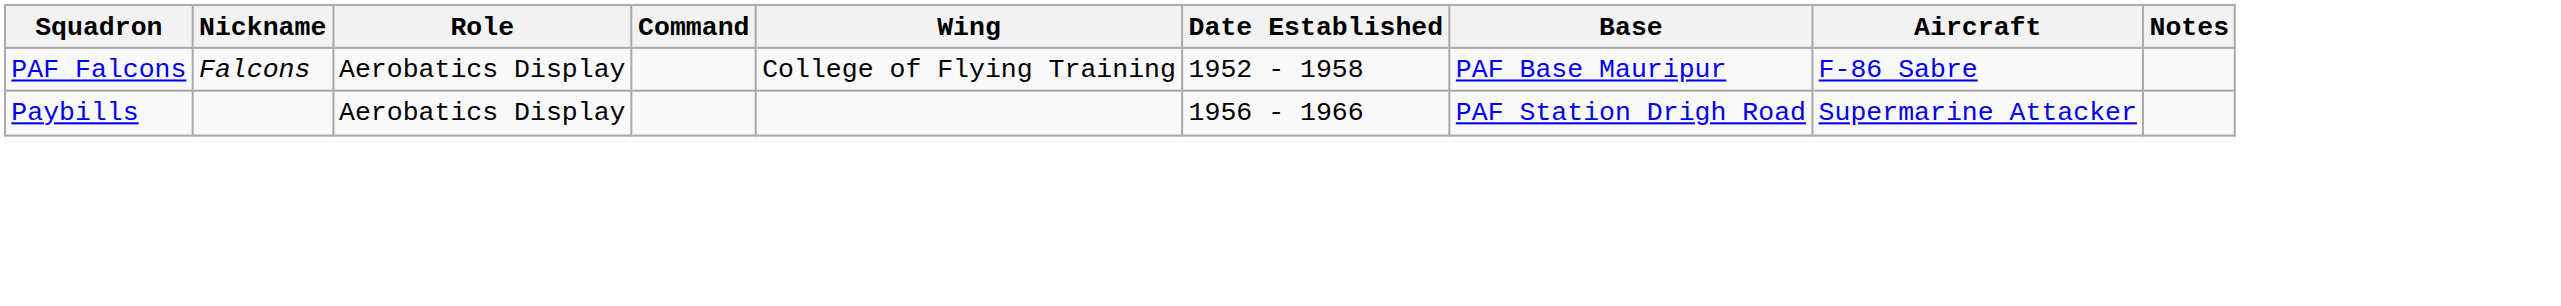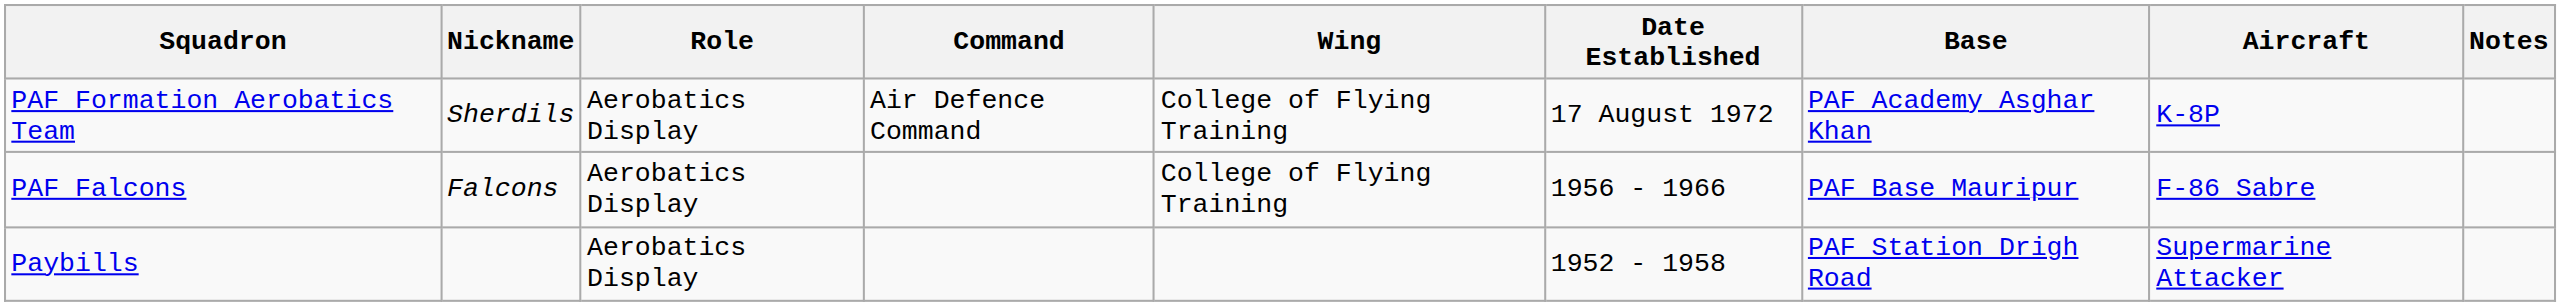+ row: (202, 116)
(1276, 70) 1952 - 1958 -> (1638, 190) 1956 - 1966
(1276, 113) 1956 - 1966 -> (1638, 263) 1952 - 1958
